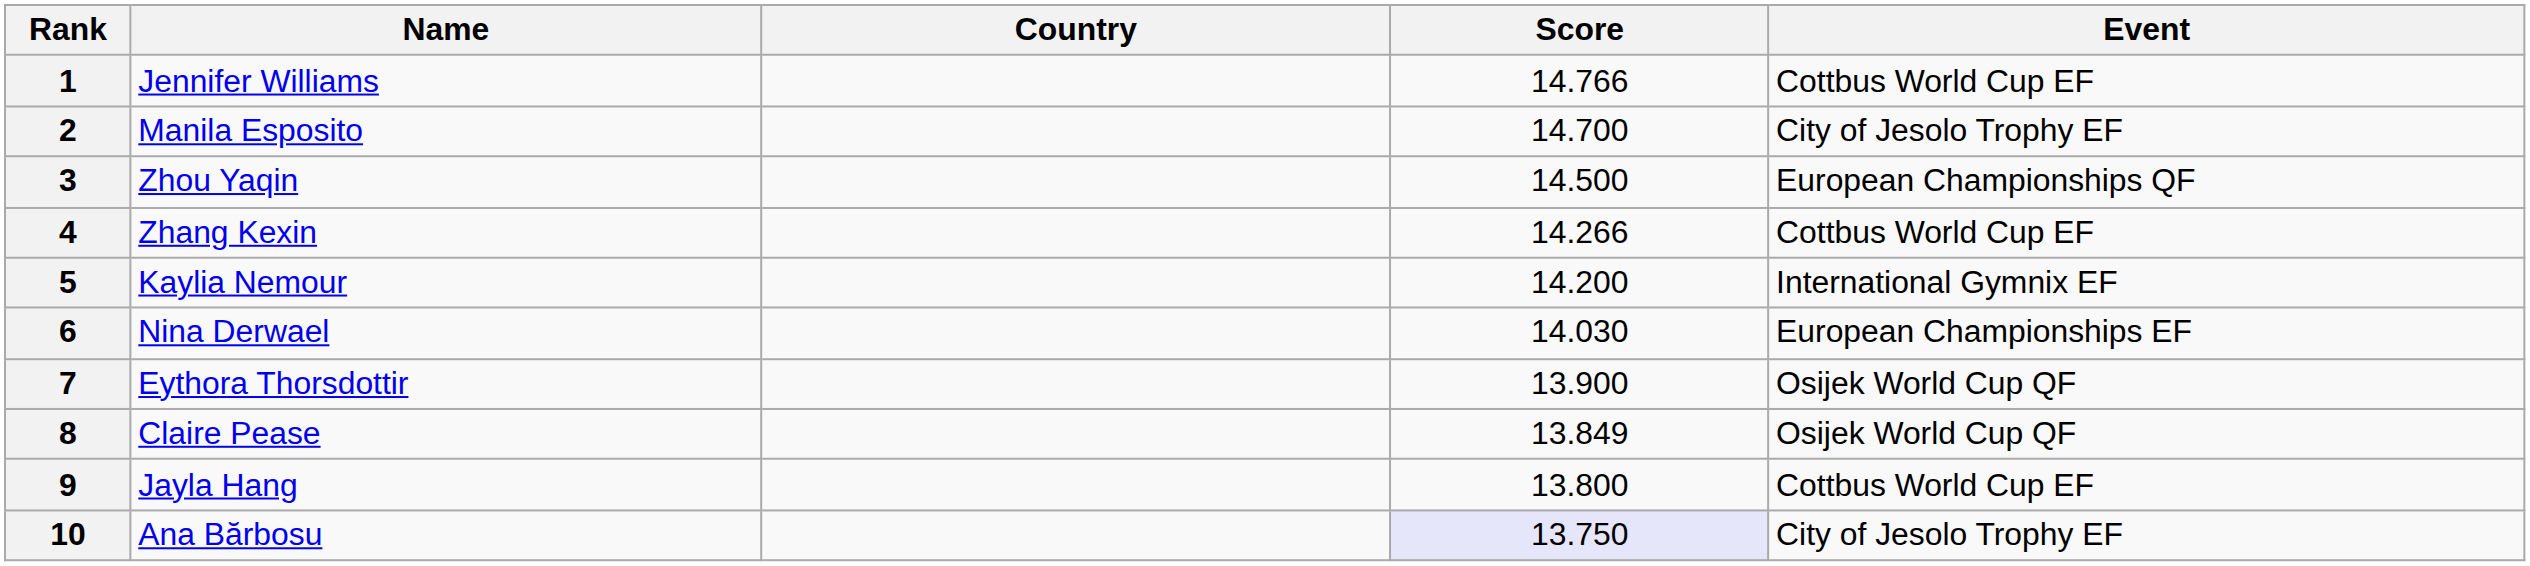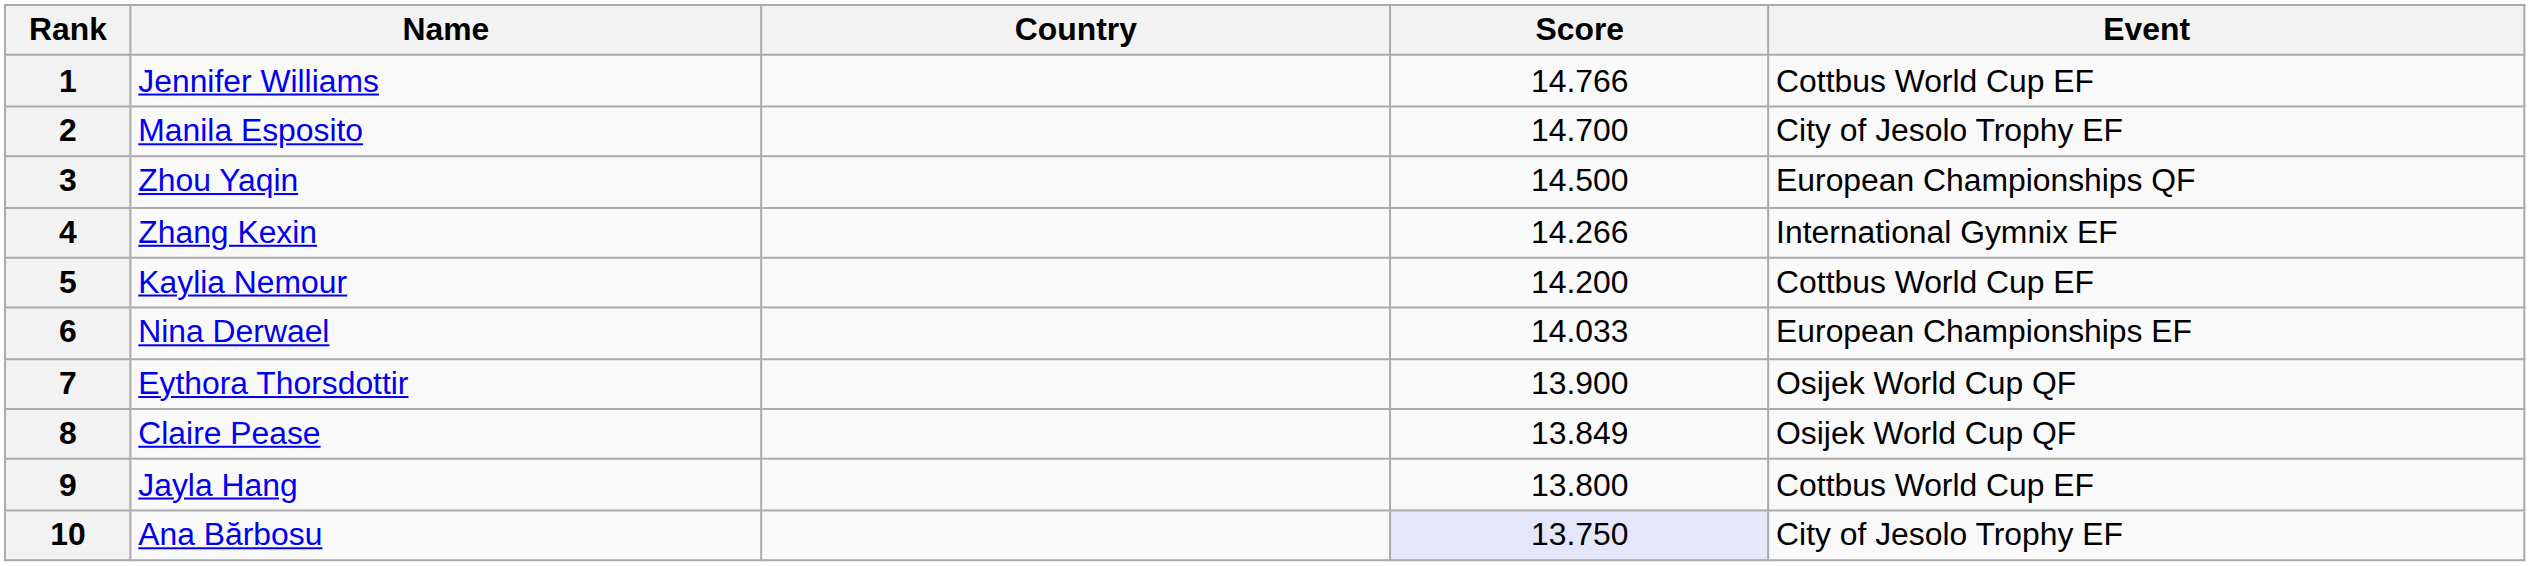(1935, 231) Cottbus World Cup EF -> (1947, 231) International Gymnix EF
(1947, 282) International Gymnix EF -> (1935, 282) Cottbus World Cup EF
(1580, 332) 14.030 -> (1580, 332) 14.033
